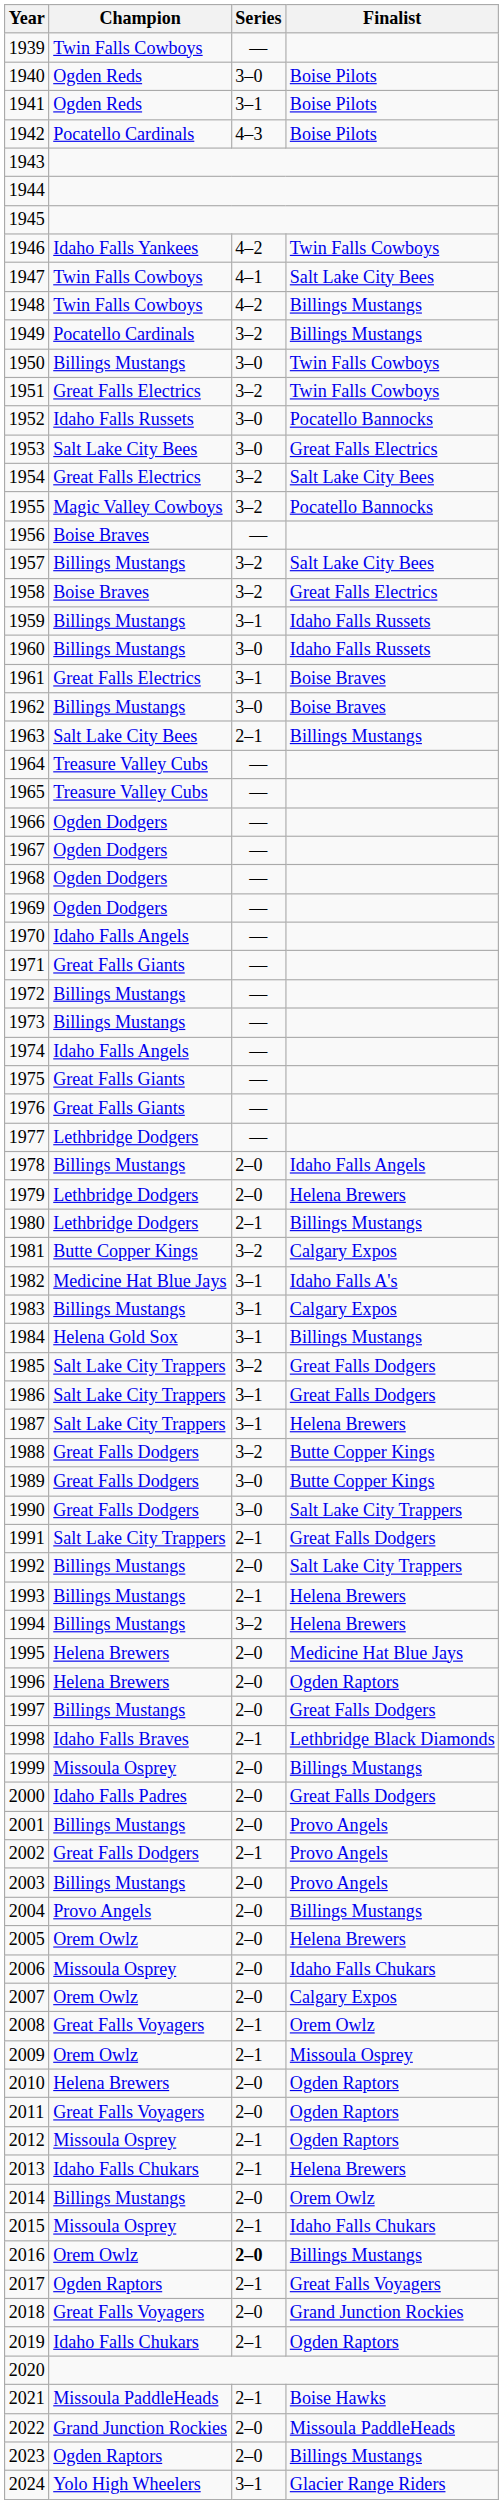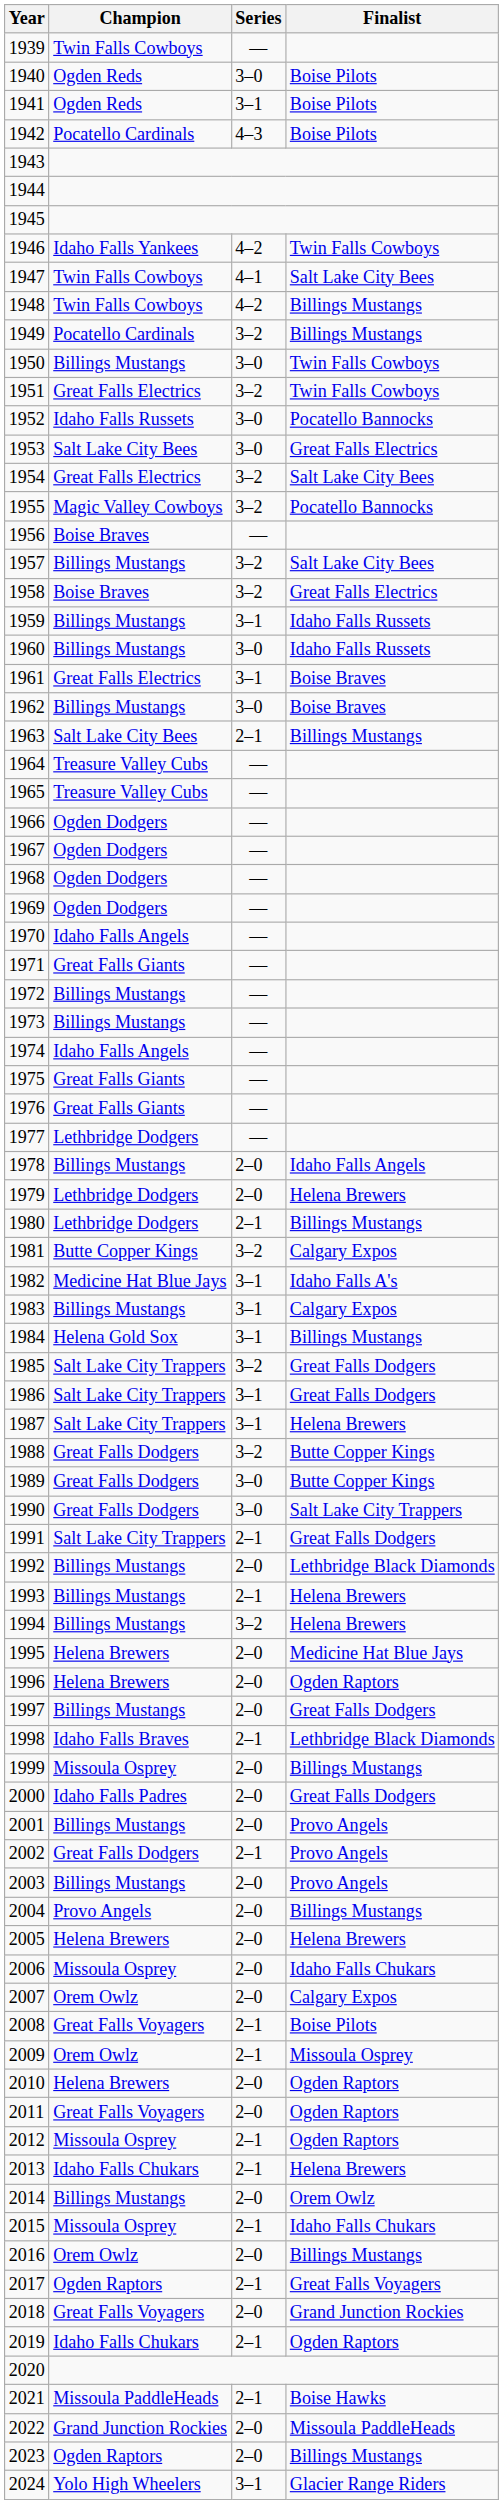(376, 1567) Salt Lake City Trappers -> (392, 1567) Lethbridge Black Diamonds
(96, 1939) Orem Owlz -> (111, 1939) Helena Brewers
(332, 2025) Orem Owlz -> (333, 2025) Boise Pilots
(249, 2255) bold -> (249, 2255) normal
